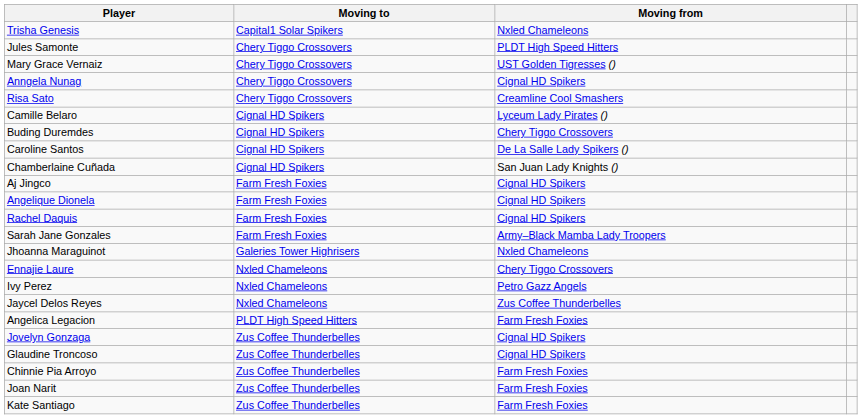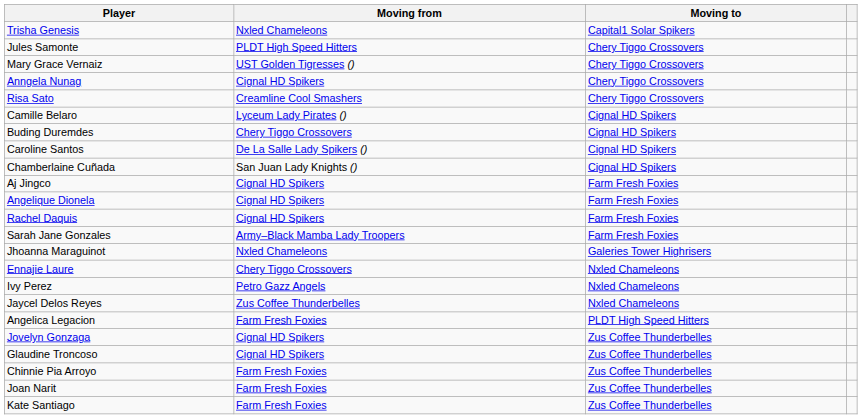columns swapped: (671, 13) <-> (364, 13)
